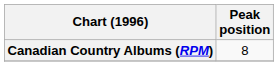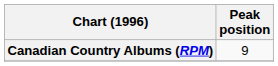(245, 50) 8 -> (245, 50) 9
